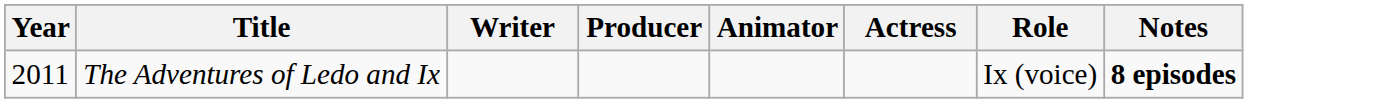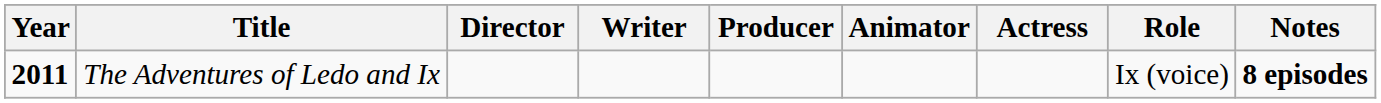+ column: (512, 27)
(40, 73) normal -> (40, 73) bold
